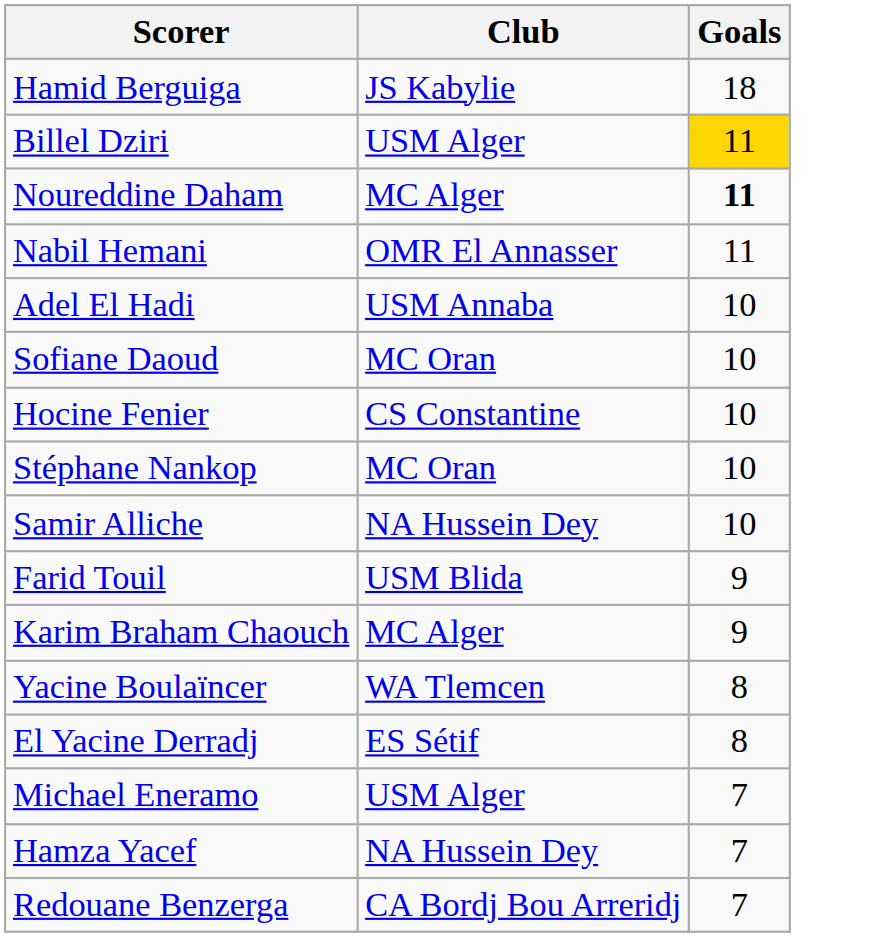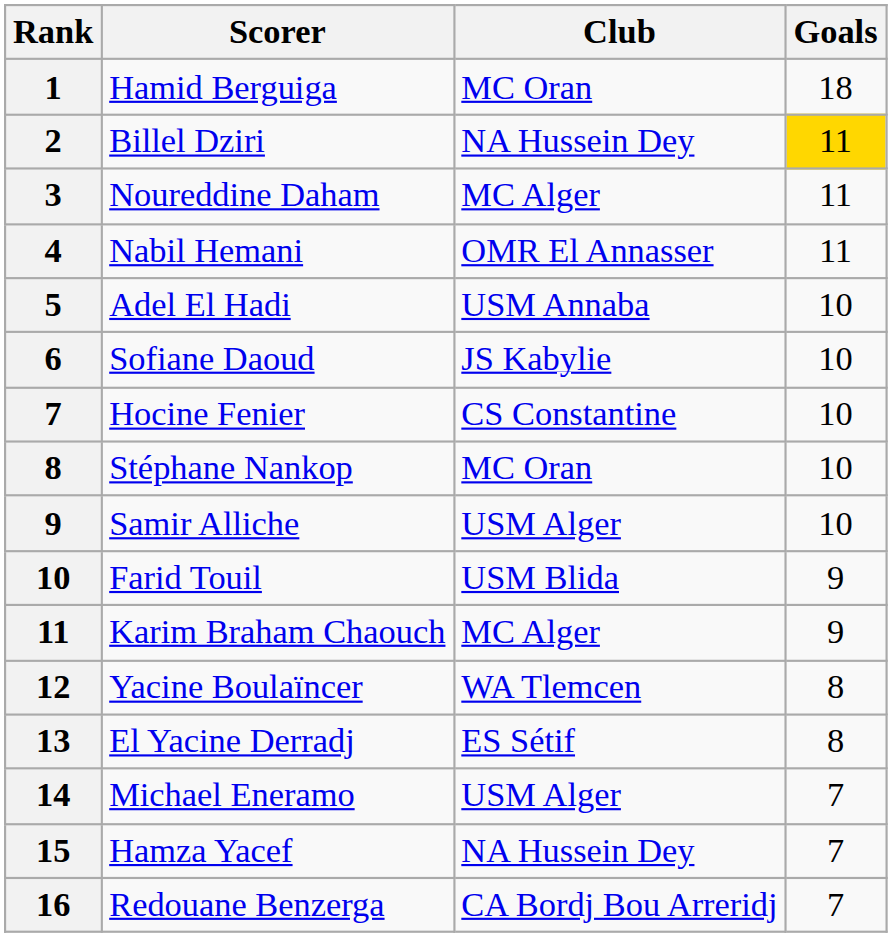+ column: (53, 31)
(440, 86) JS Kabylie -> (527, 86) MC Oran
(445, 140) USM Alger -> (578, 140) NA Hussein Dey
(739, 195) bold -> (836, 195) normal
(431, 359) MC Oran -> (536, 359) JS Kabylie
(482, 522) NA Hussein Dey -> (541, 522) USM Alger
